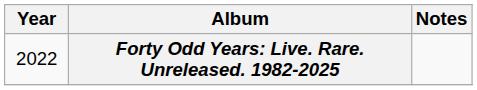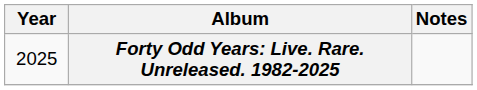(37, 59) 2022 -> (37, 59) 2025
